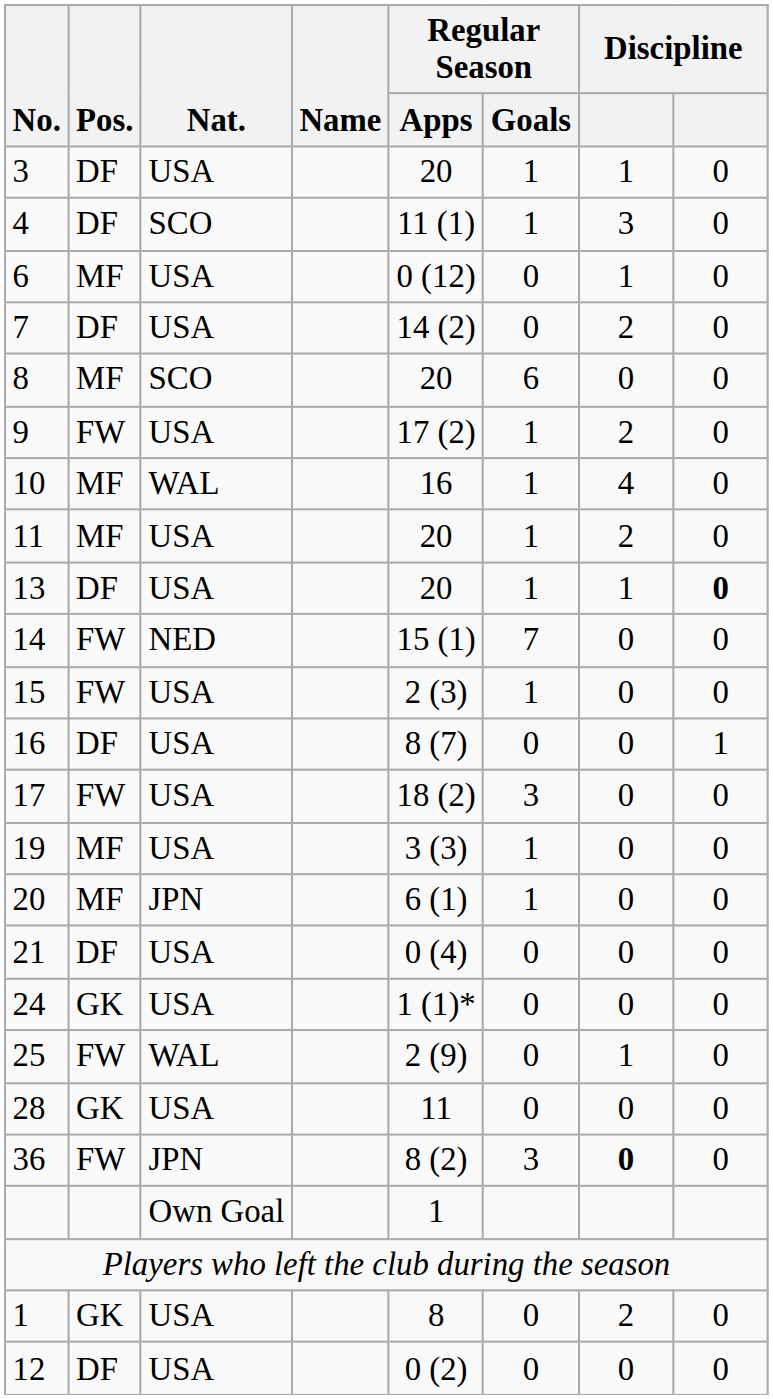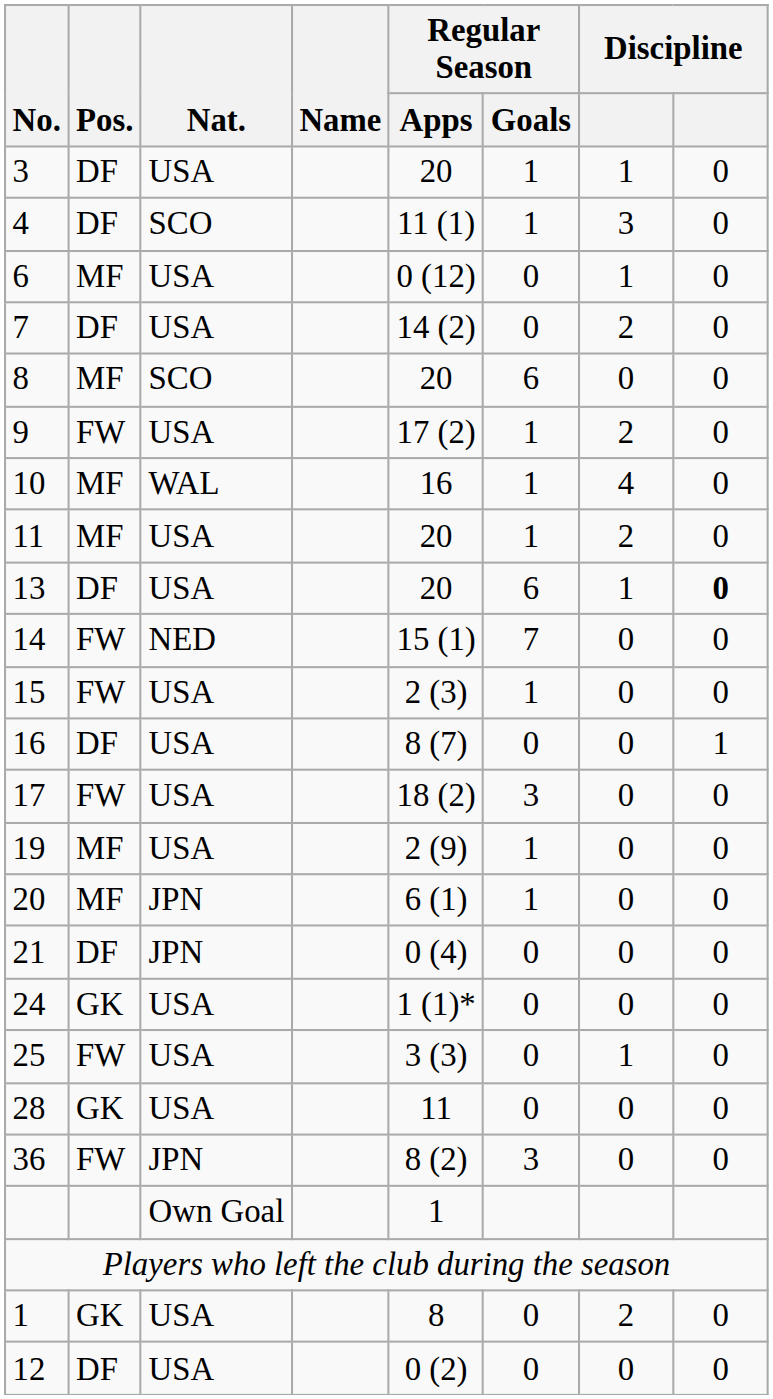(531, 587) 1 -> (531, 587) 6
(436, 847) 3 (3) -> (436, 847) 2 (9)
(181, 951) USA -> (176, 951) JPN
(184, 1055) WAL -> (181, 1055) USA
(436, 1055) 2 (9) -> (436, 1055) 3 (3)
(626, 1159) bold -> (626, 1159) normal
